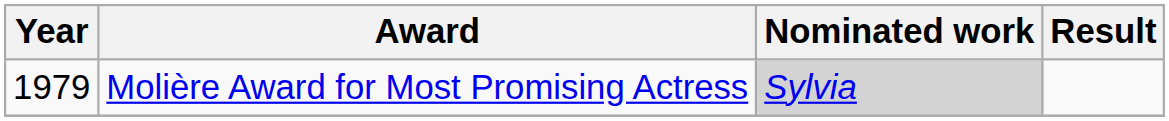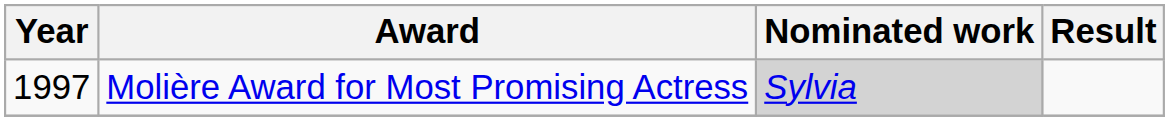(52, 87) 1979 -> (52, 87) 1997
